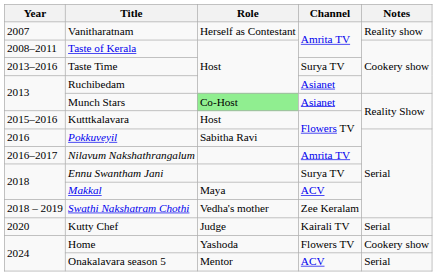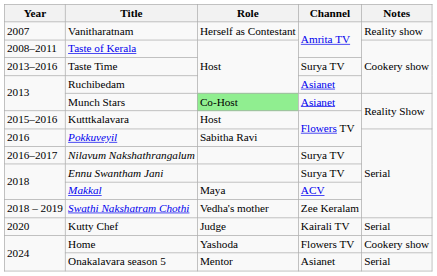(325, 155) Amrita TV -> (323, 155) Surya TV
(313, 262) ACV -> (318, 262) Asianet
